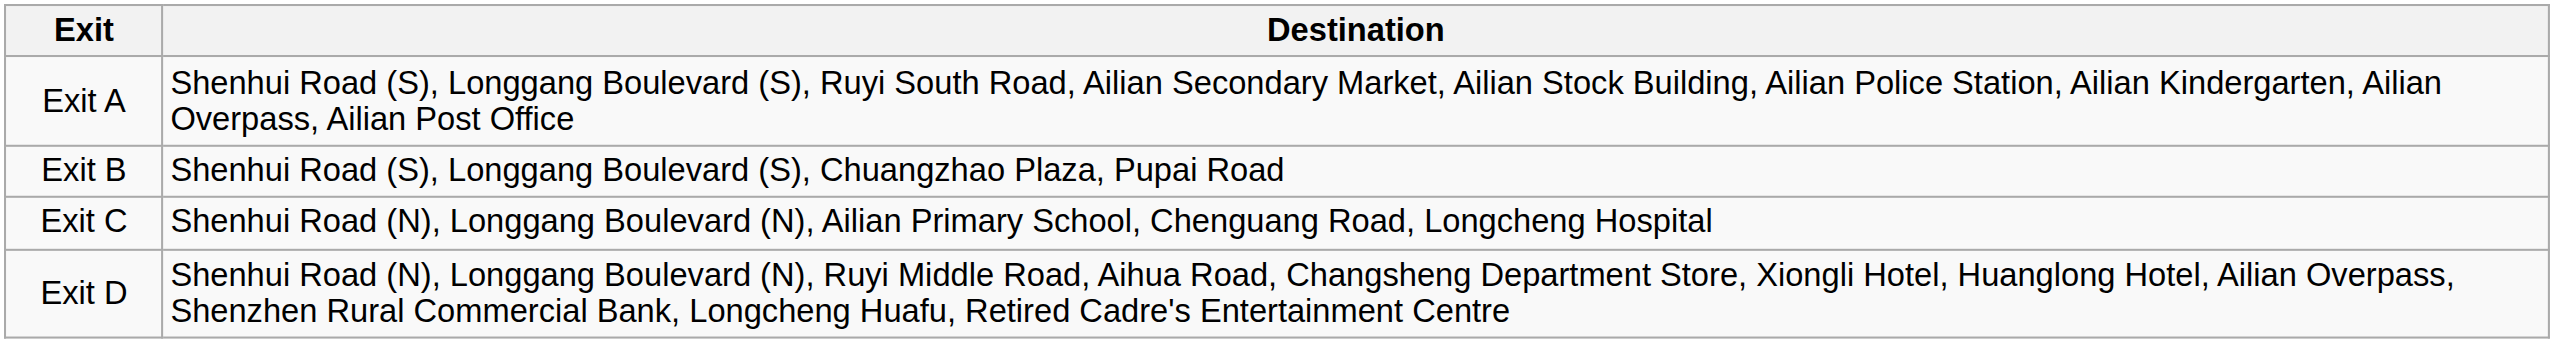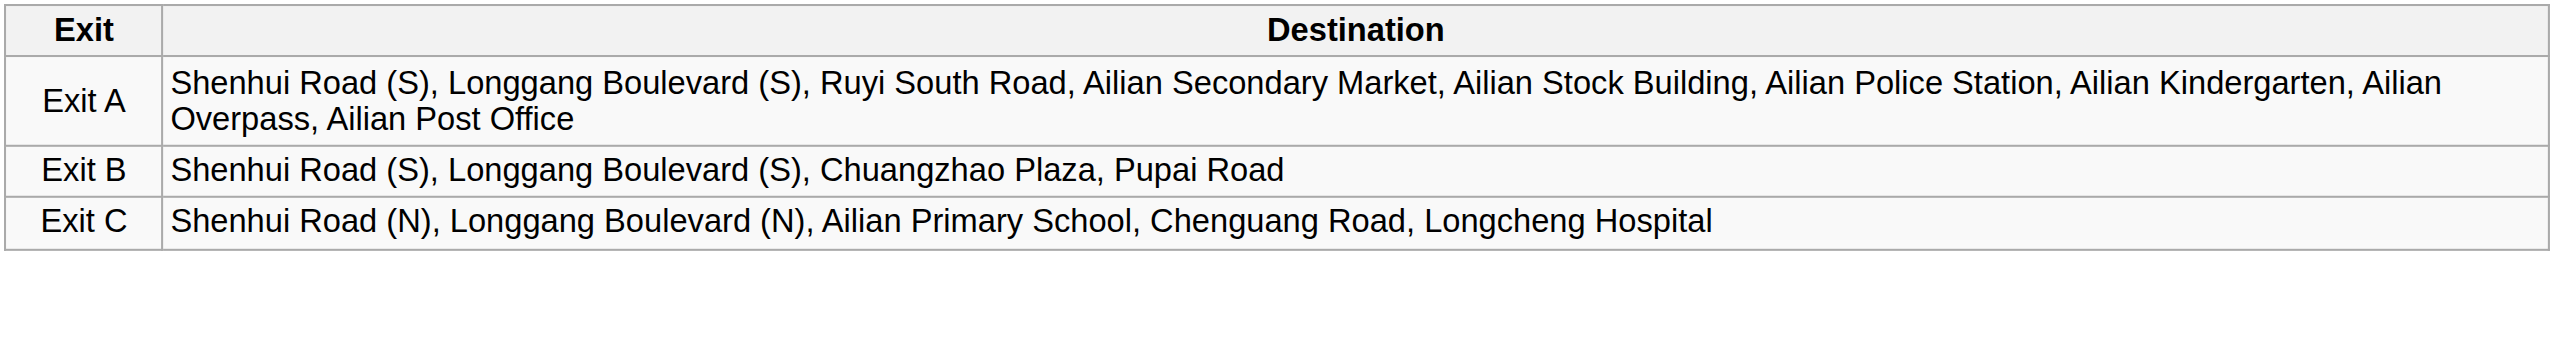- row: (84, 292)
